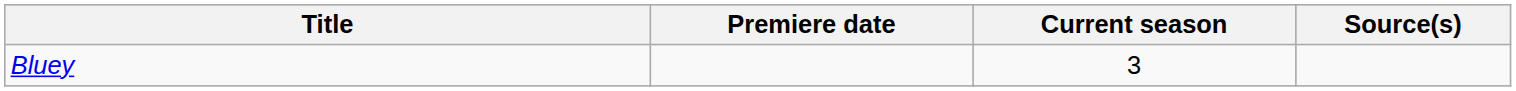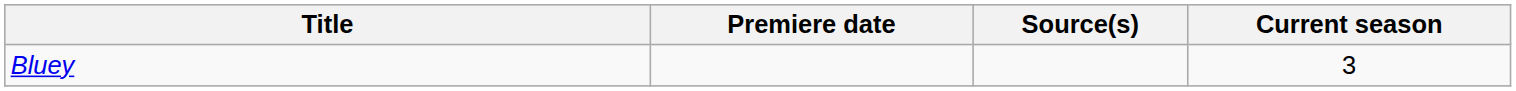columns swapped: (1134, 24) <-> (1403, 24)
